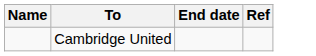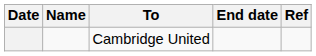+ column: (24, 16)
